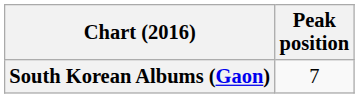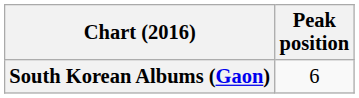(314, 76) 7 -> (314, 76) 6
